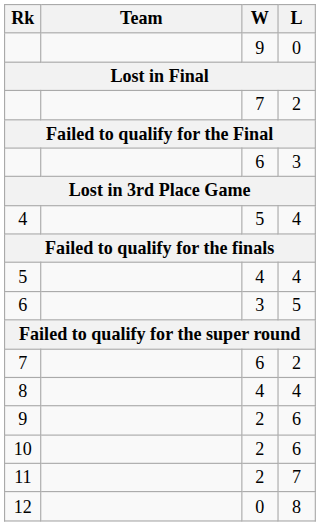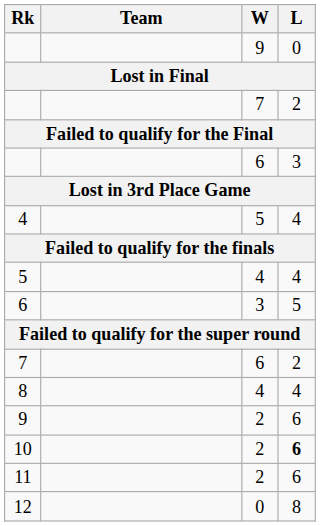(296, 448) normal -> (296, 448) bold
(296, 477) 7 -> (296, 477) 6
